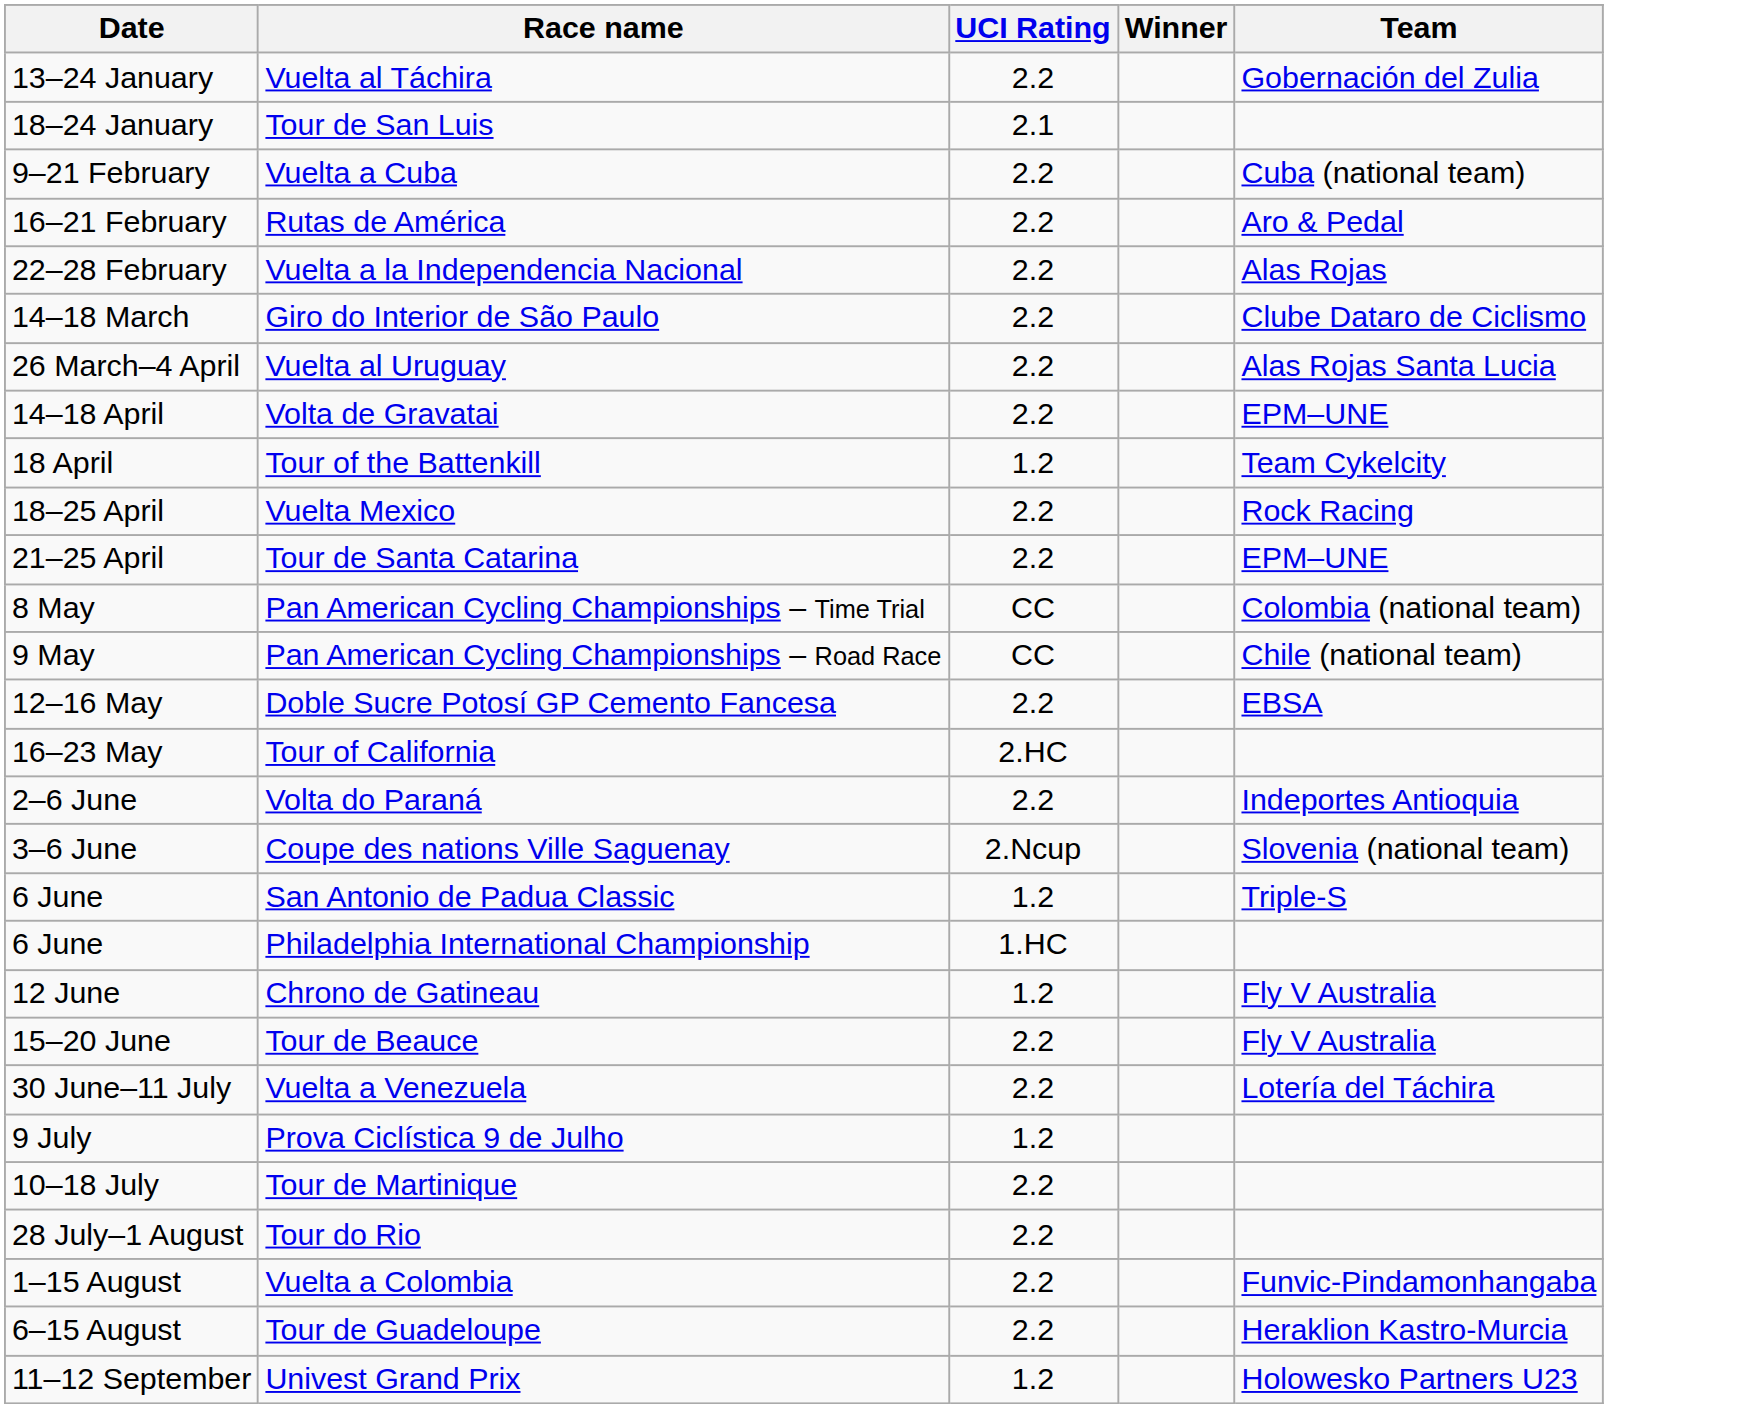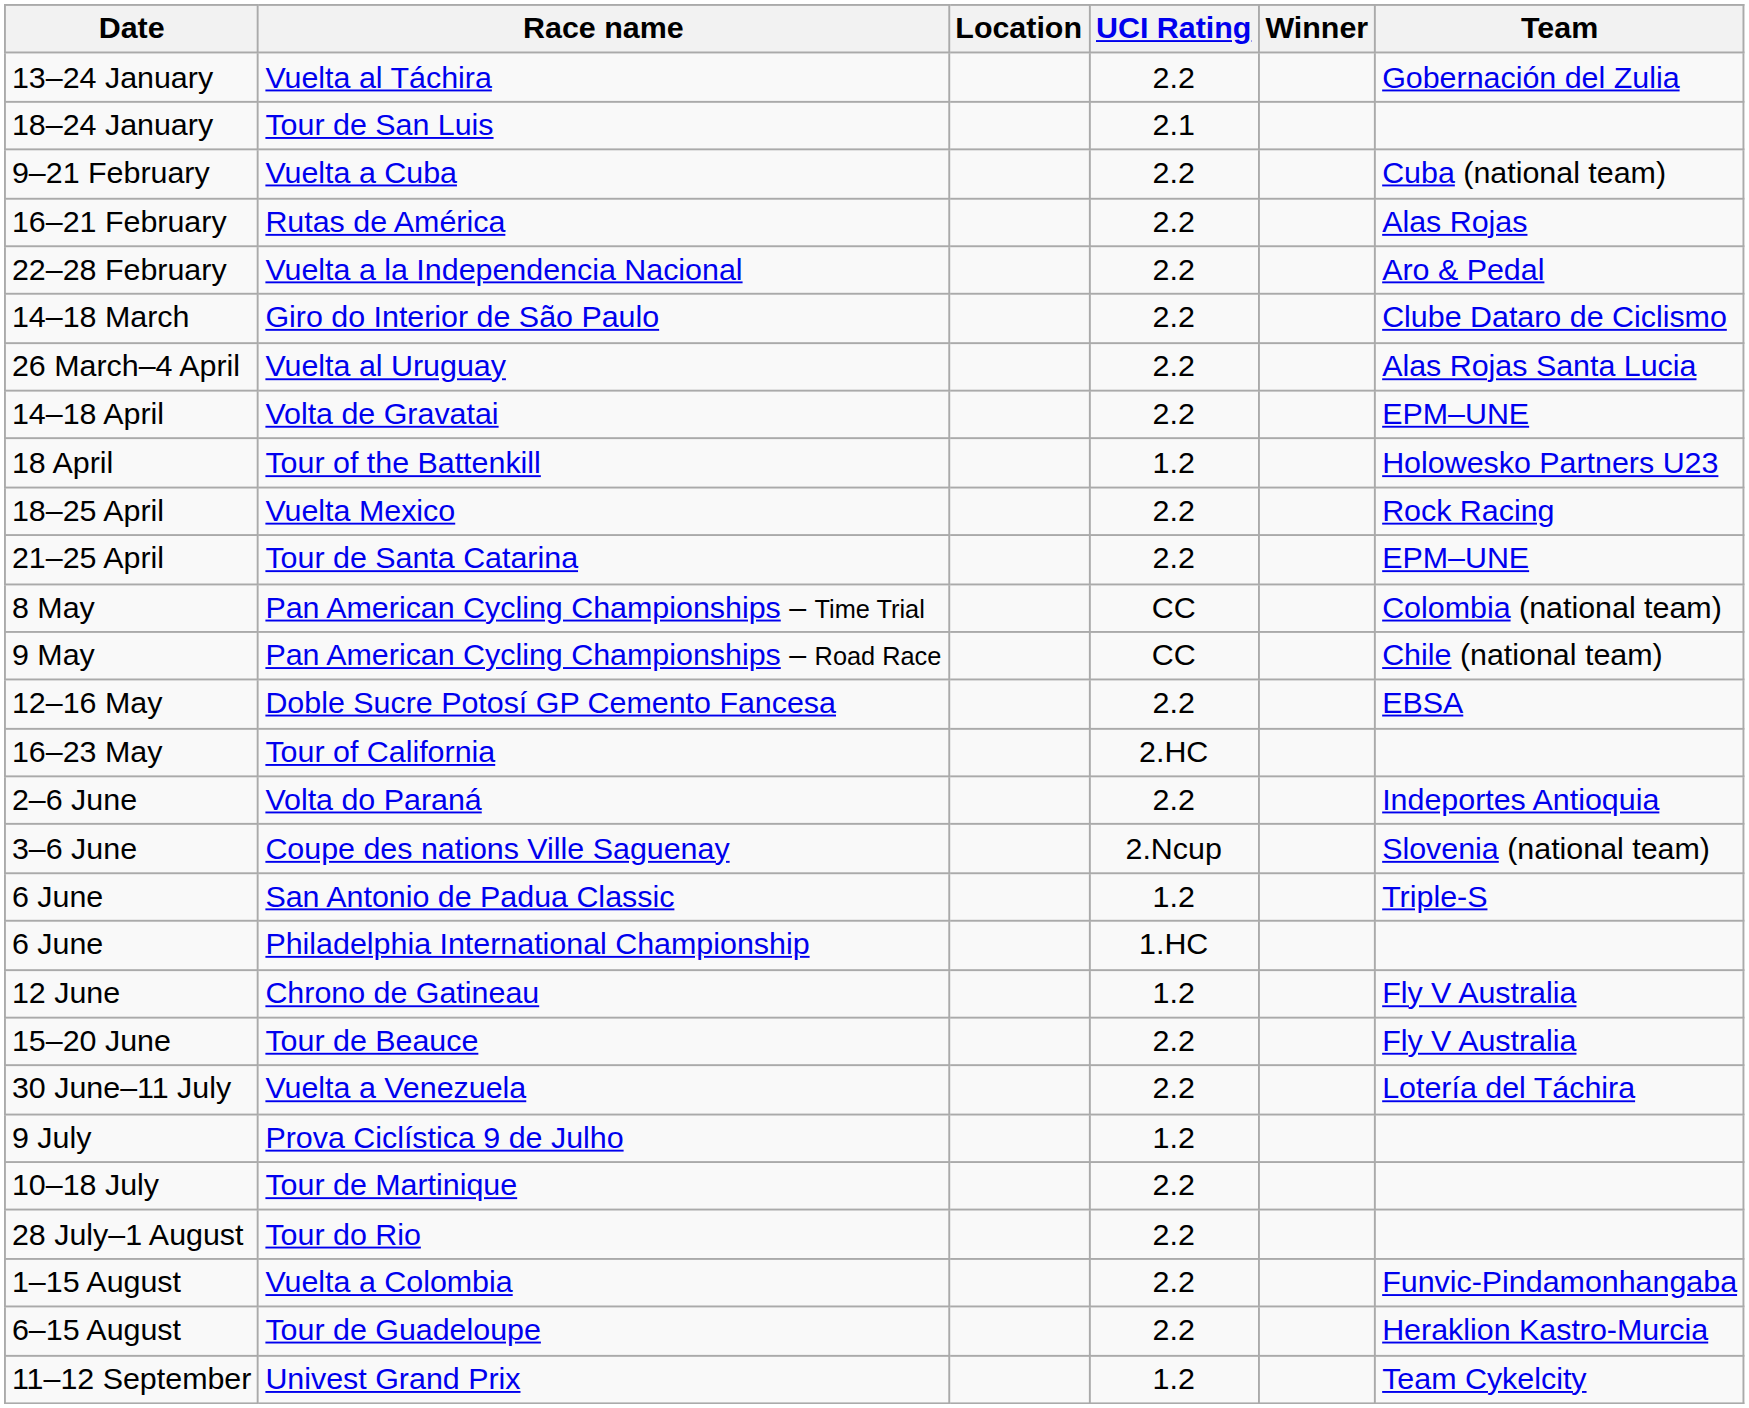+ column: (1019, 28)
(1323, 221) Aro & Pedal -> (1455, 221) Alas Rojas
(1314, 269) Alas Rojas -> (1463, 269) Aro & Pedal
(1344, 462) Team Cykelcity -> (1550, 462) Holowesko Partners U23
(1410, 1378) Holowesko Partners U23 -> (1484, 1378) Team Cykelcity
